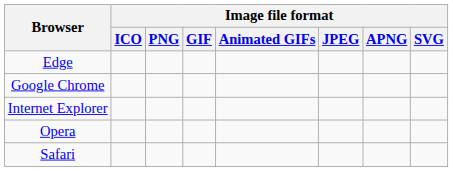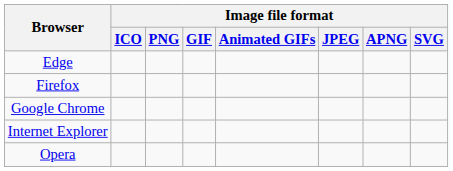+ row: (58, 85)
- row: (58, 154)
